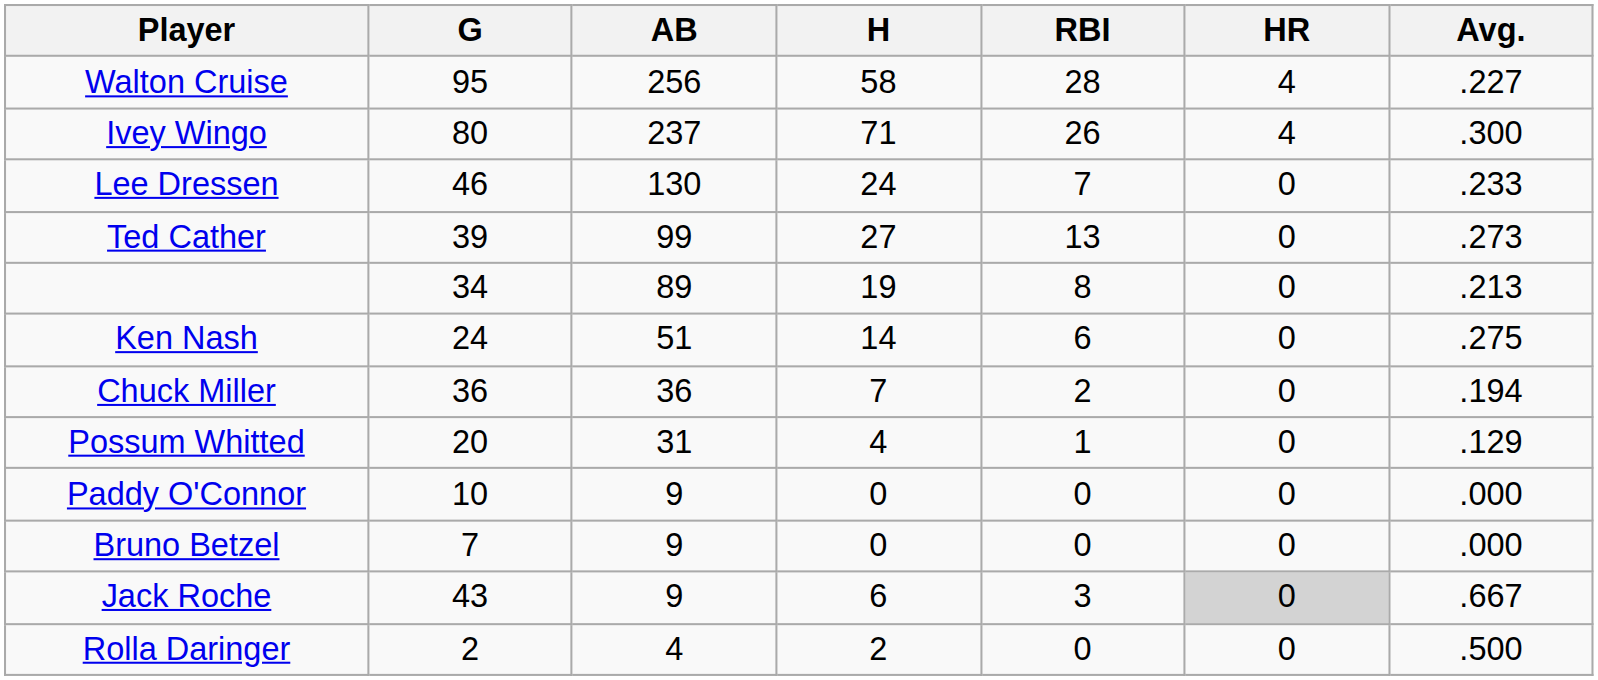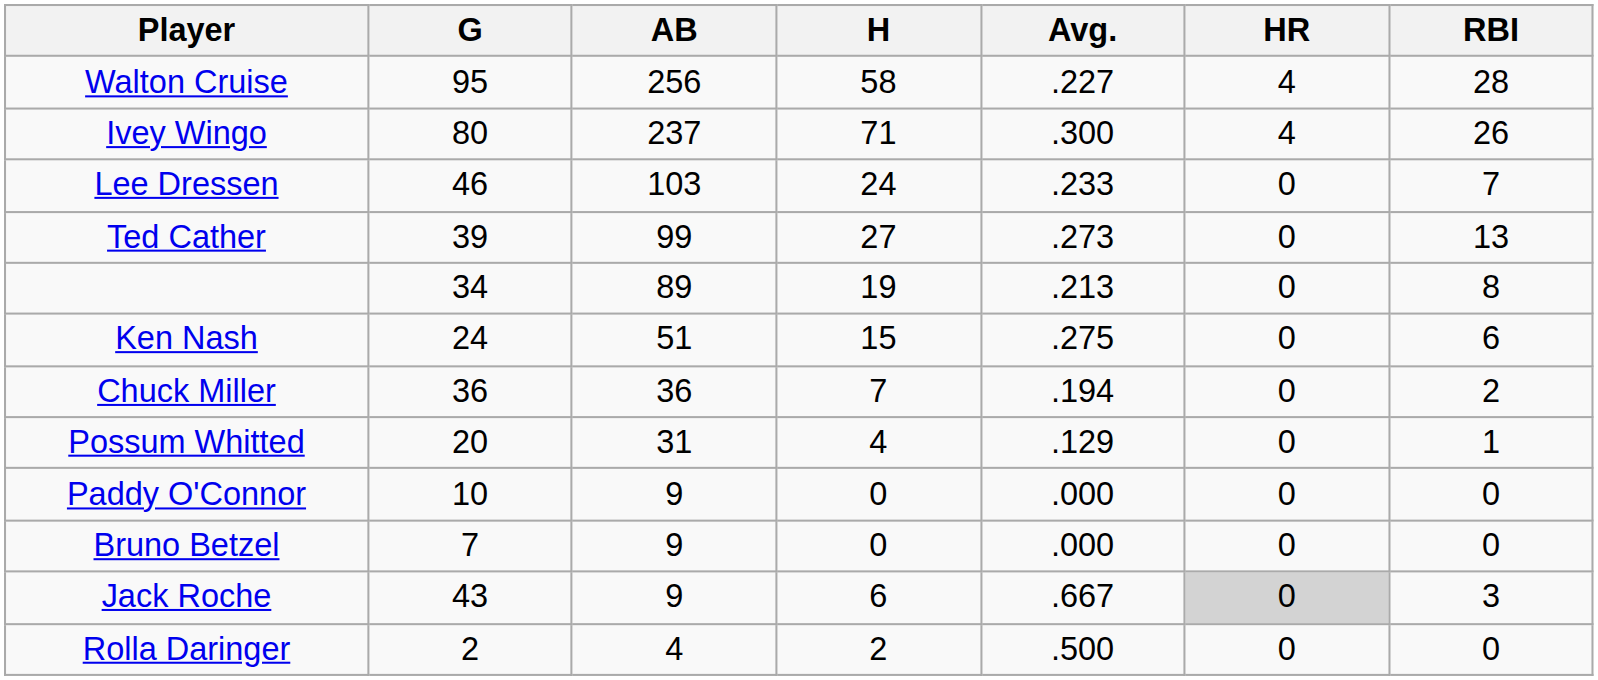columns swapped: (1491, 30) <-> (1083, 30)
(674, 184) 130 -> (674, 184) 103
(878, 339) 14 -> (878, 339) 15
